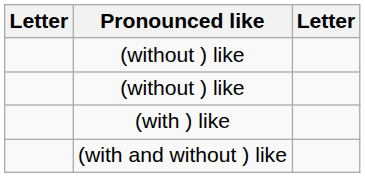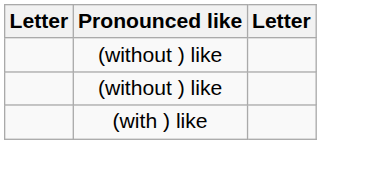- row: (39, 155)
